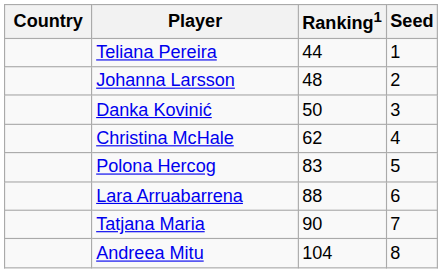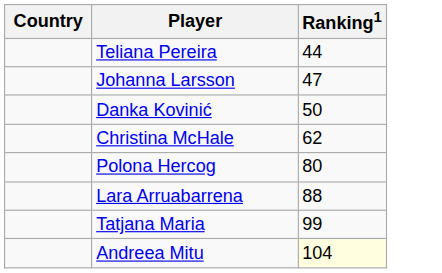- column: (412, 21)
(312, 81) 48 -> (312, 81) 47
(312, 167) 83 -> (312, 167) 80
(312, 224) 90 -> (312, 224) 99
(317, 253) no background -> (317, 253) lightyellow background
